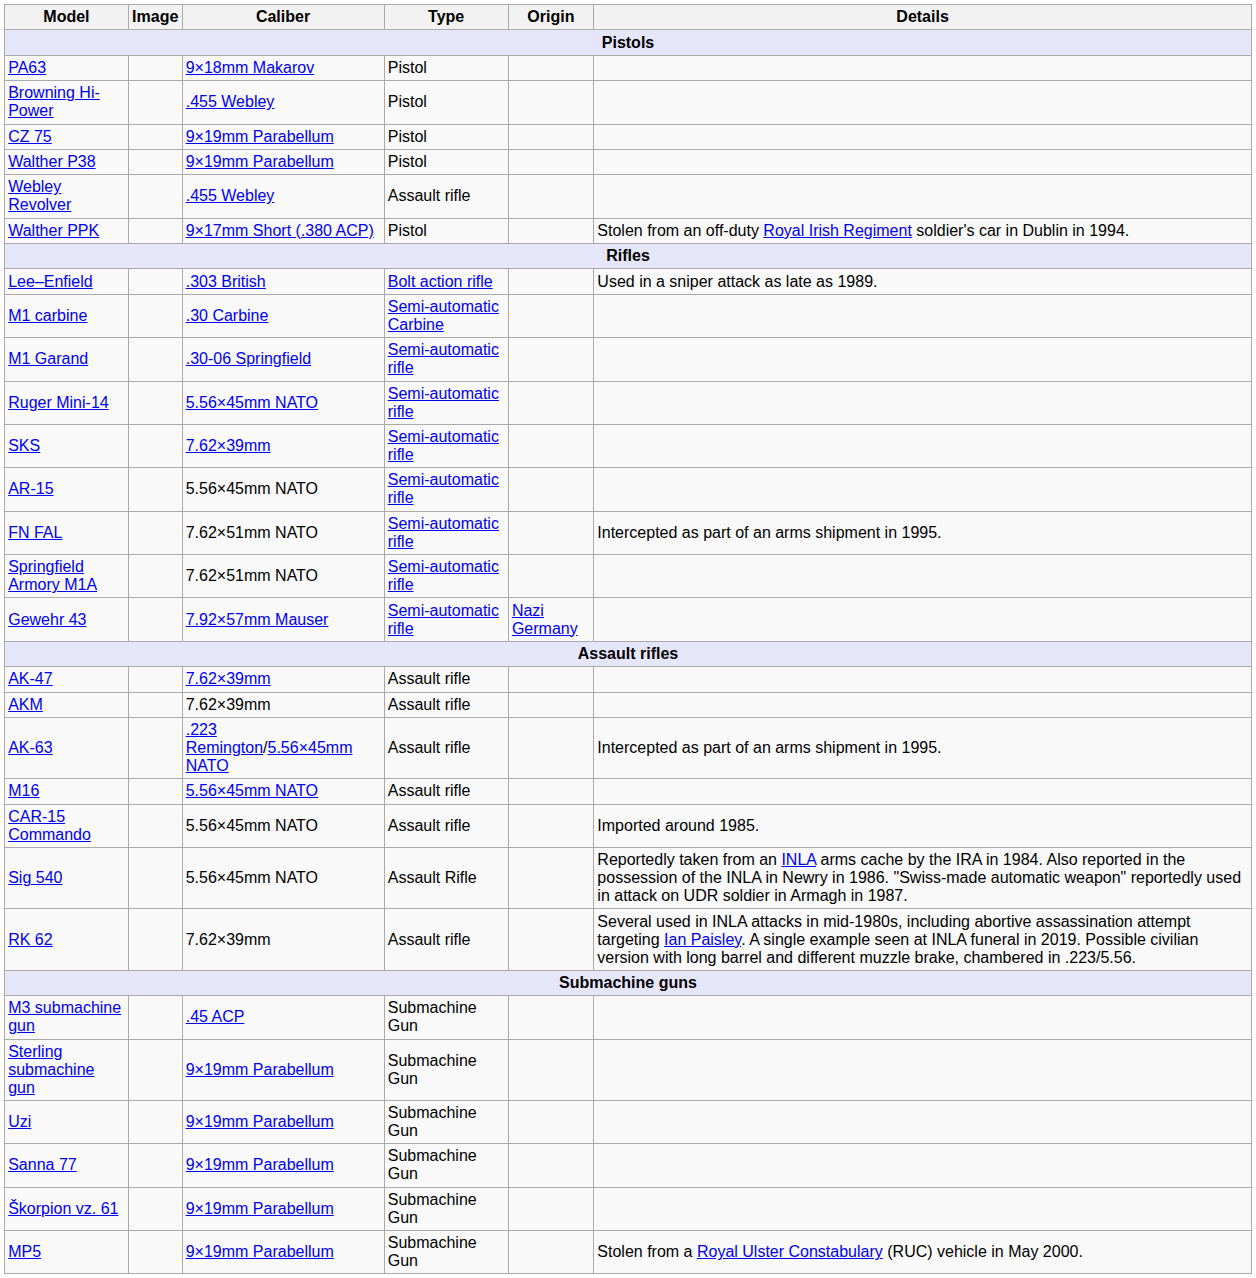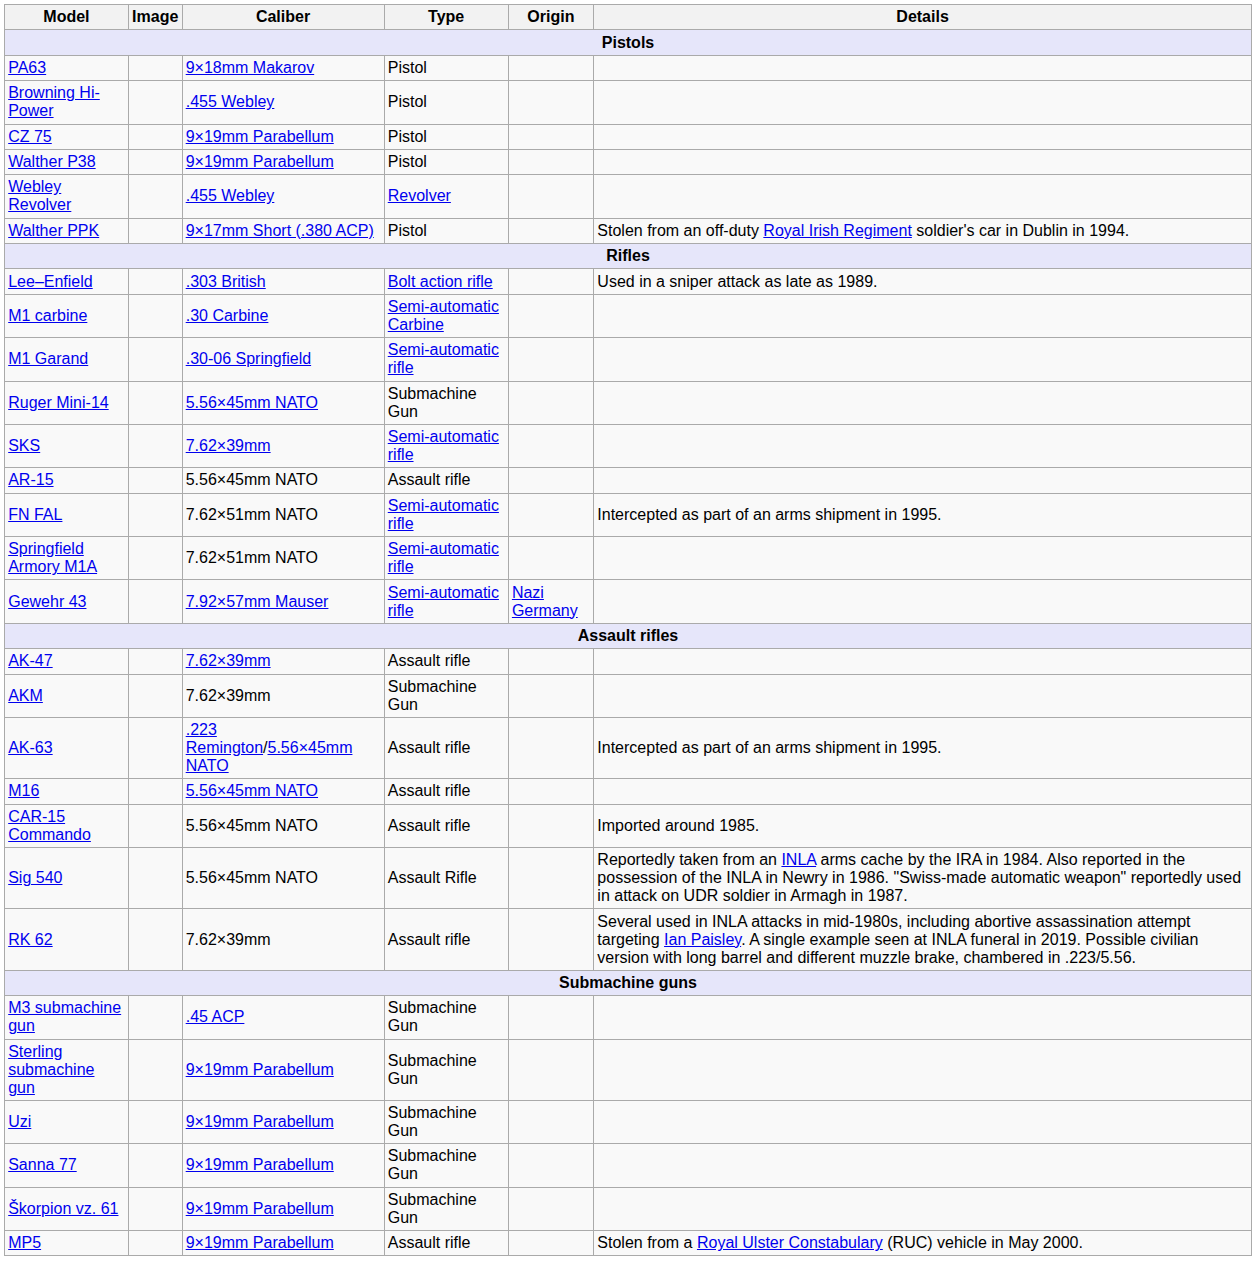(429, 196) Assault rifle -> (419, 196) Revolver
(443, 402) Semi-automatic rifle -> (432, 402) Submachine Gun
(443, 489) Semi-automatic rifle -> (429, 480) Assault rifle
(429, 704) Assault rifle -> (432, 695) Submachine Gun
(432, 1252) Submachine Gun -> (429, 1243) Assault rifle
